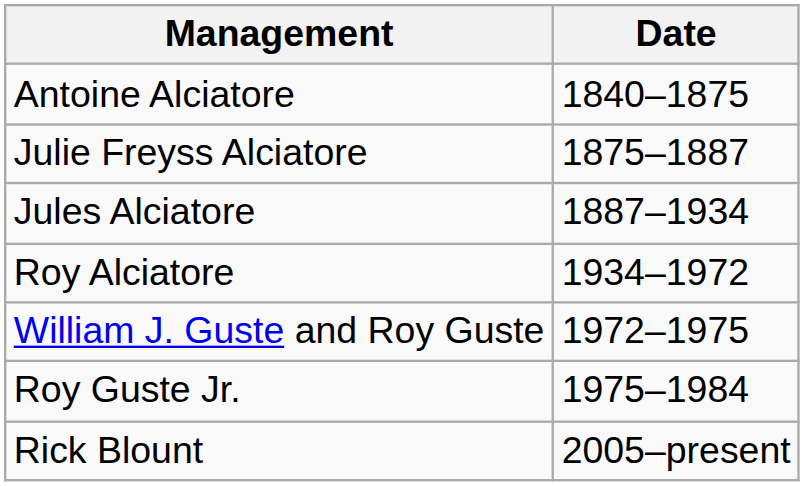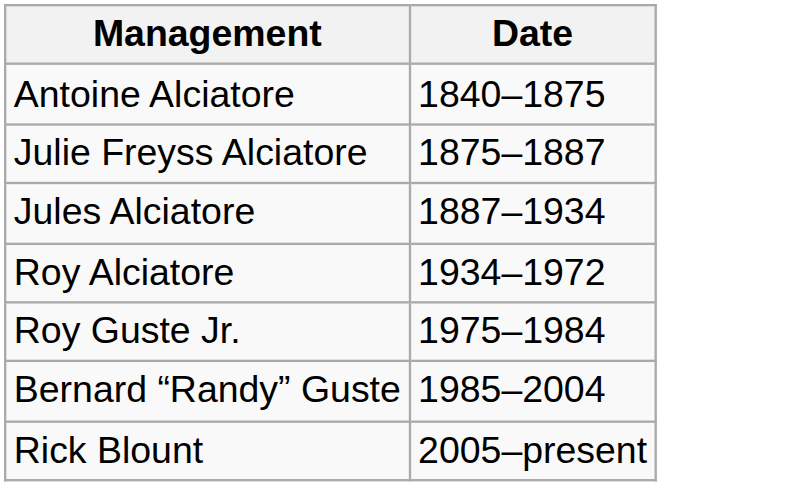- row: (279, 331)
+ row: (207, 390)
